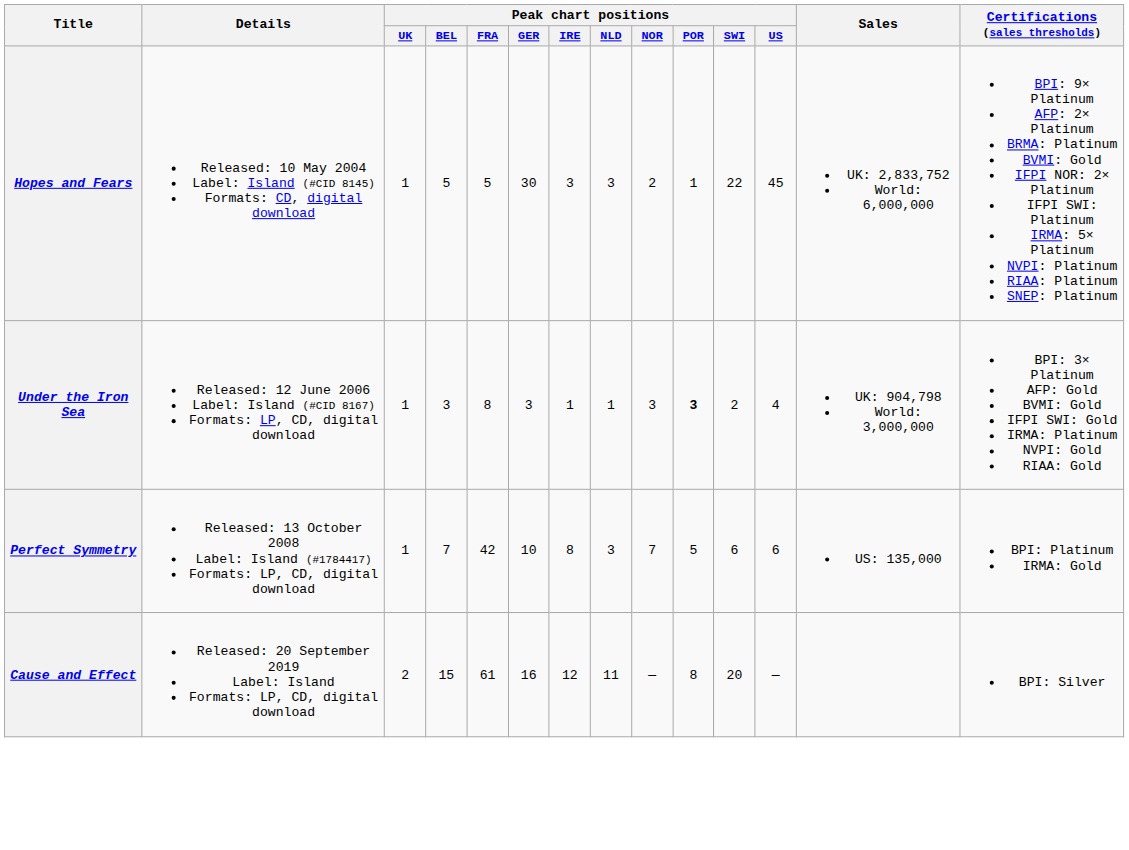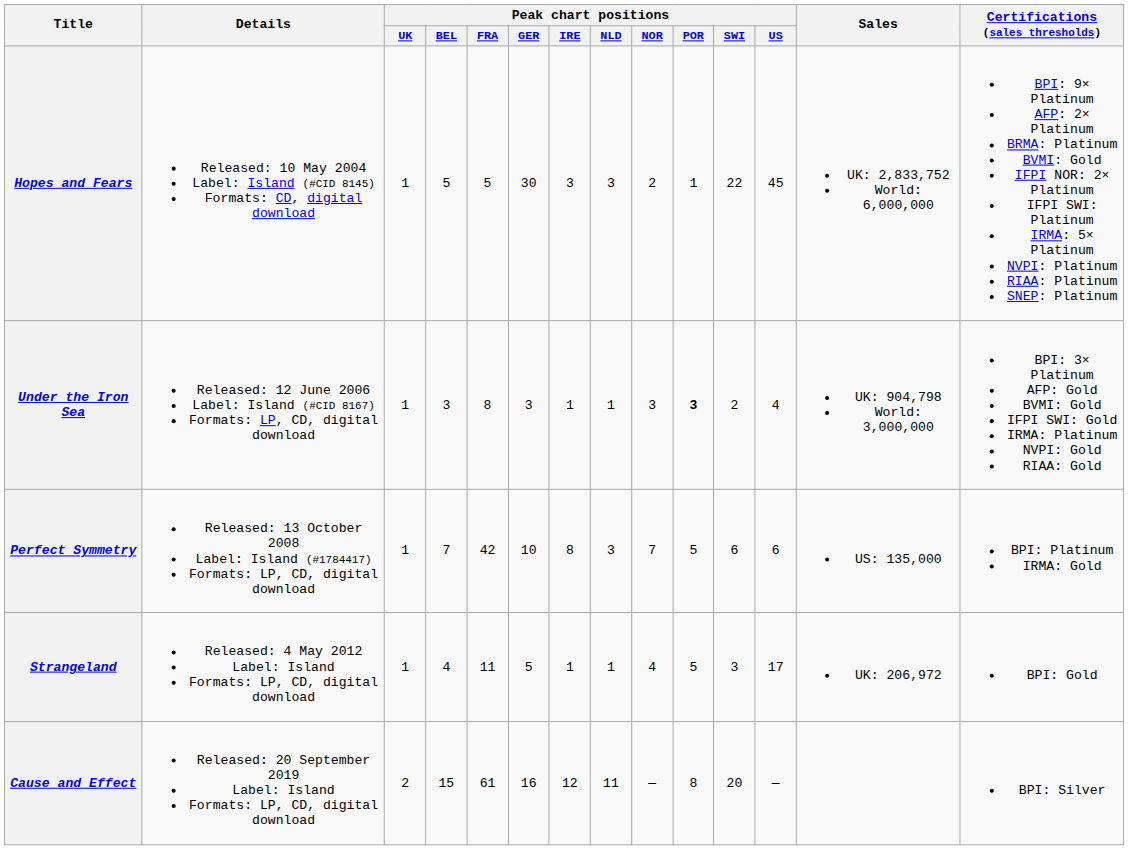+ row: (73, 667)
